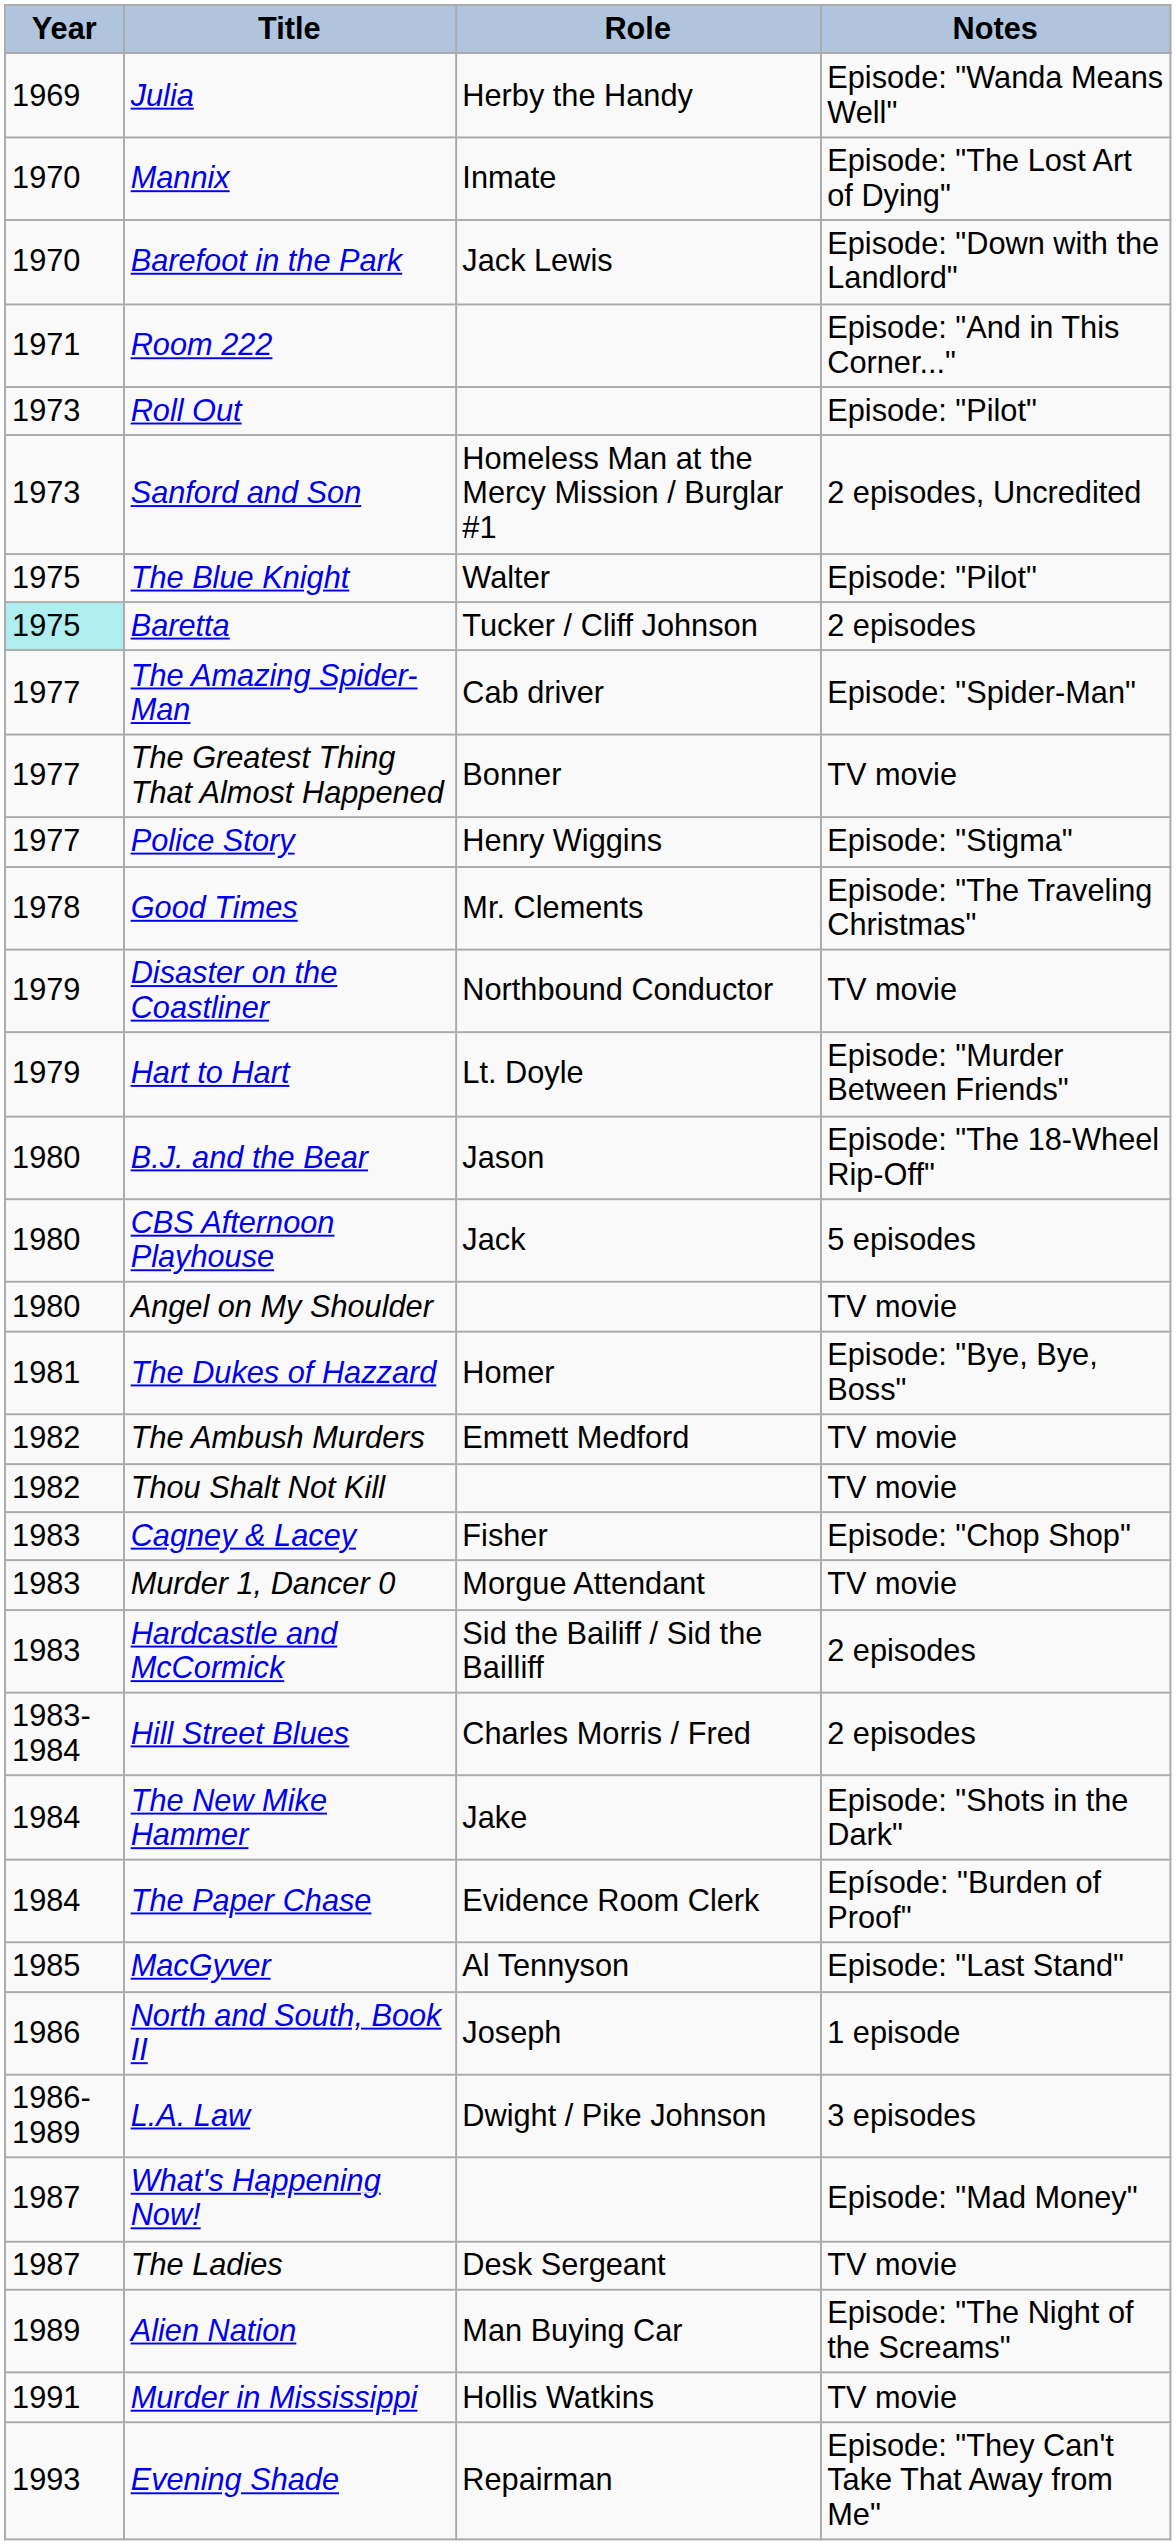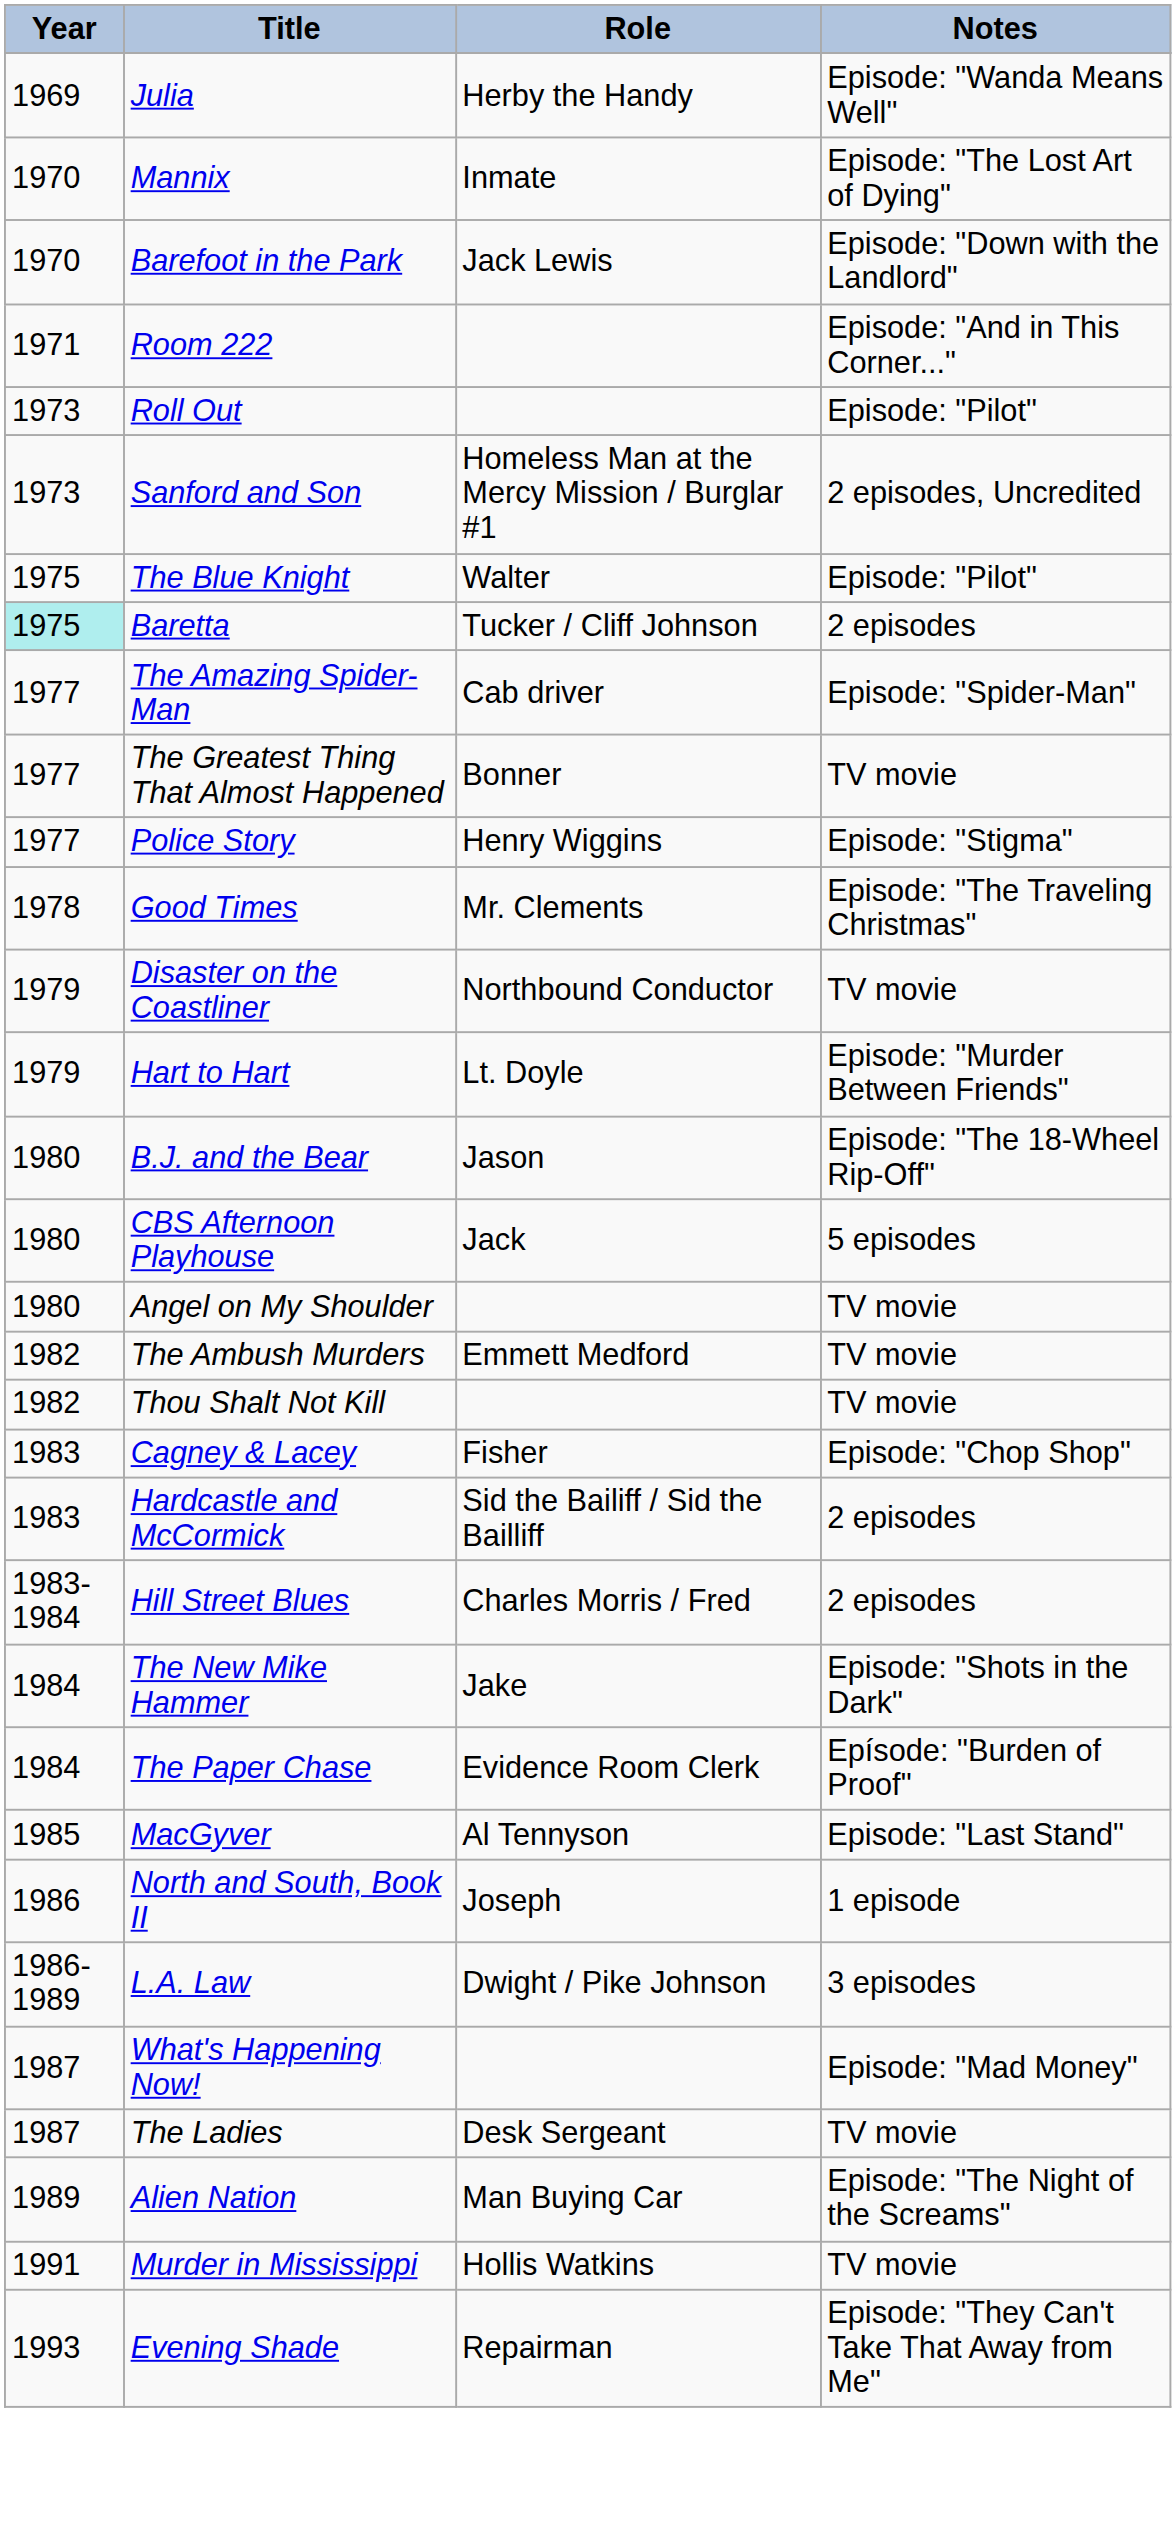- row: (283, 1372)
- row: (263, 1584)
